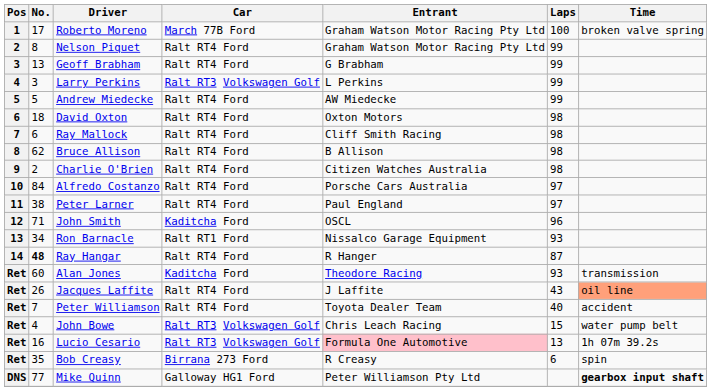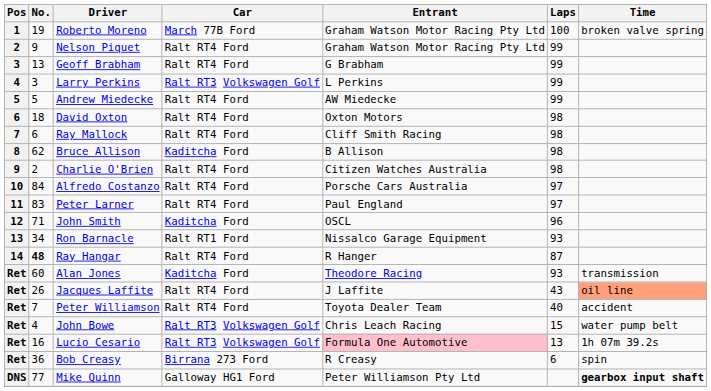(38, 31) 17 -> (38, 31) 19
(35, 48) 8 -> (35, 48) 9
(207, 152) Ralt RT4 Ford -> (207, 152) Kaditcha Ford
(38, 204) 38 -> (38, 204) 83
(38, 360) 35 -> (38, 360) 36
